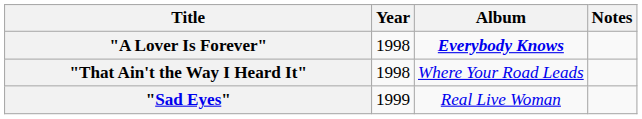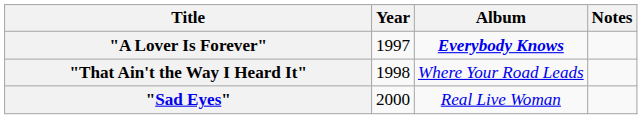(393, 45) 1998 -> (393, 45) 1997
(393, 99) 1999 -> (393, 99) 2000
